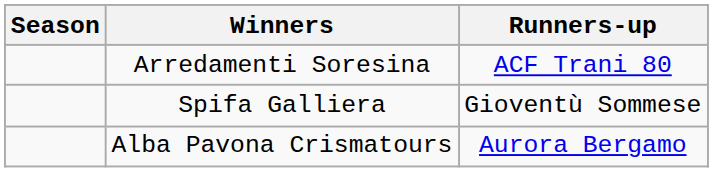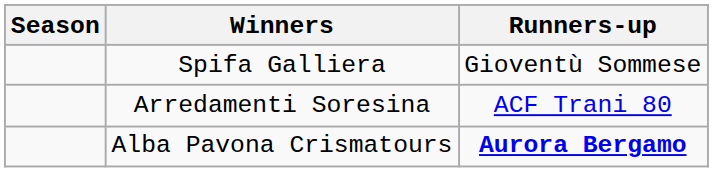rows swapped: (282, 65) <-> (282, 106)
(583, 146) normal -> (583, 146) bold
